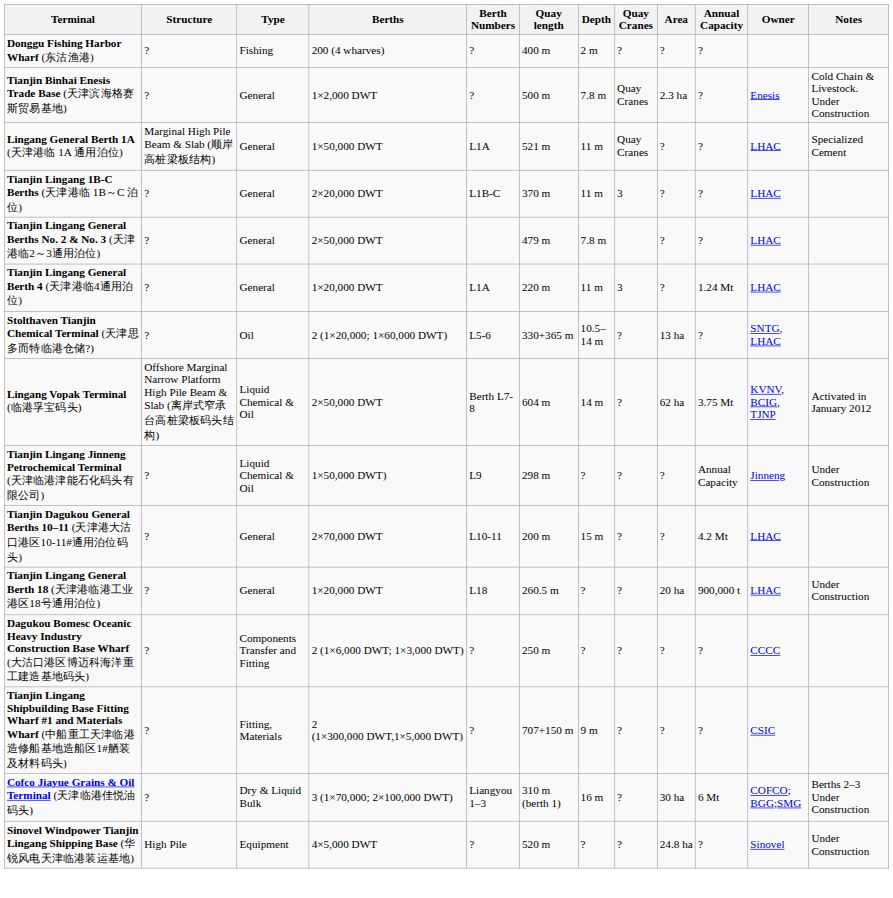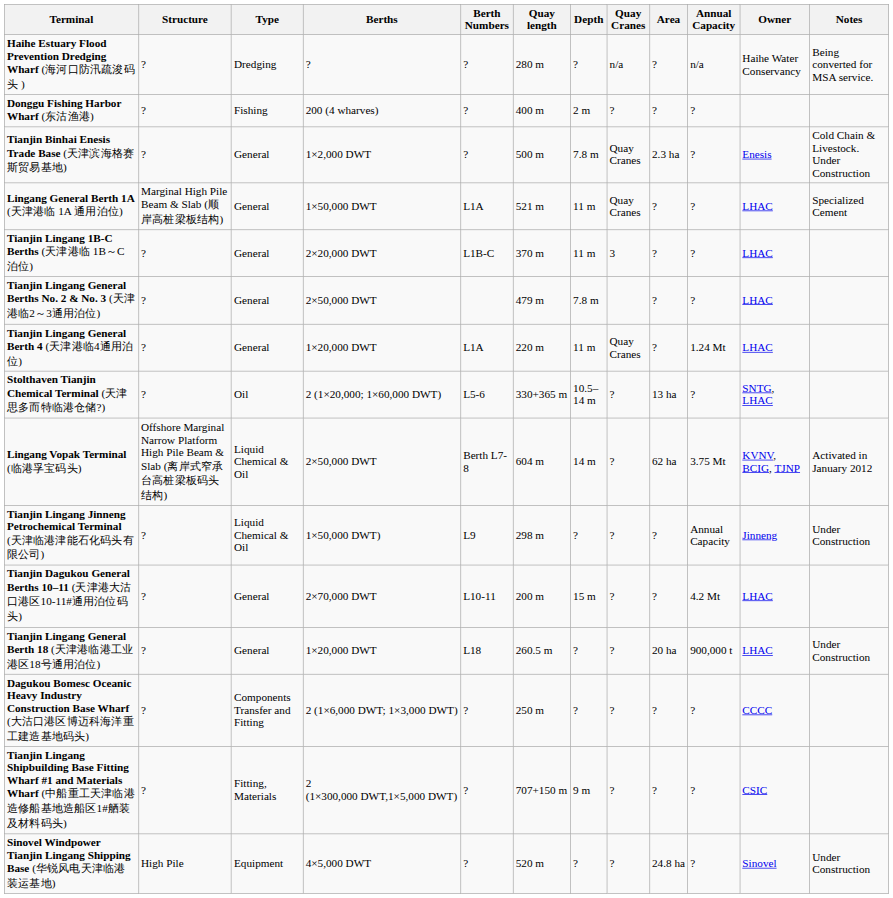+ row: (71, 64)
(620, 287) 3 -> (625, 347) Quay Cranes
- row: (71, 796)
